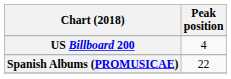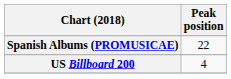rows swapped: (93, 63) <-> (93, 45)
